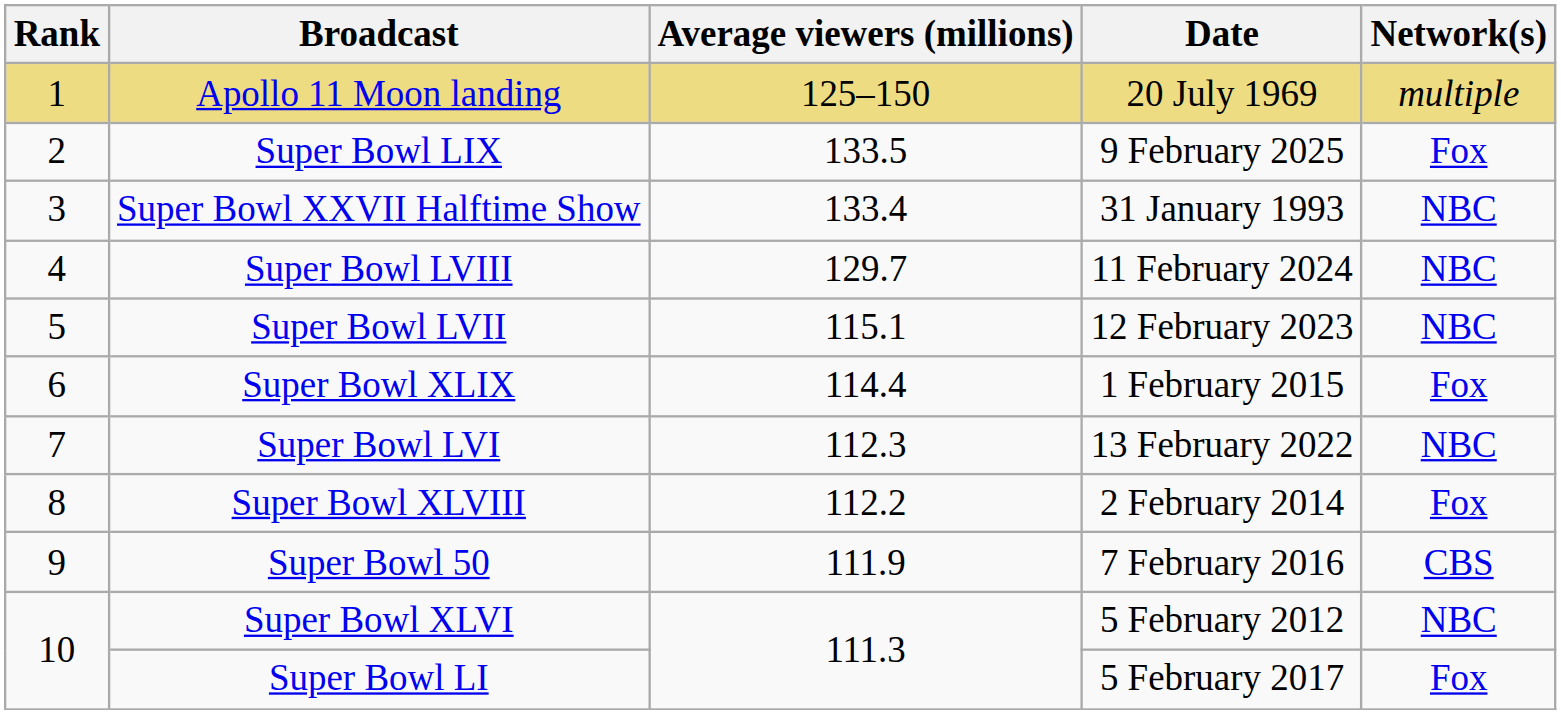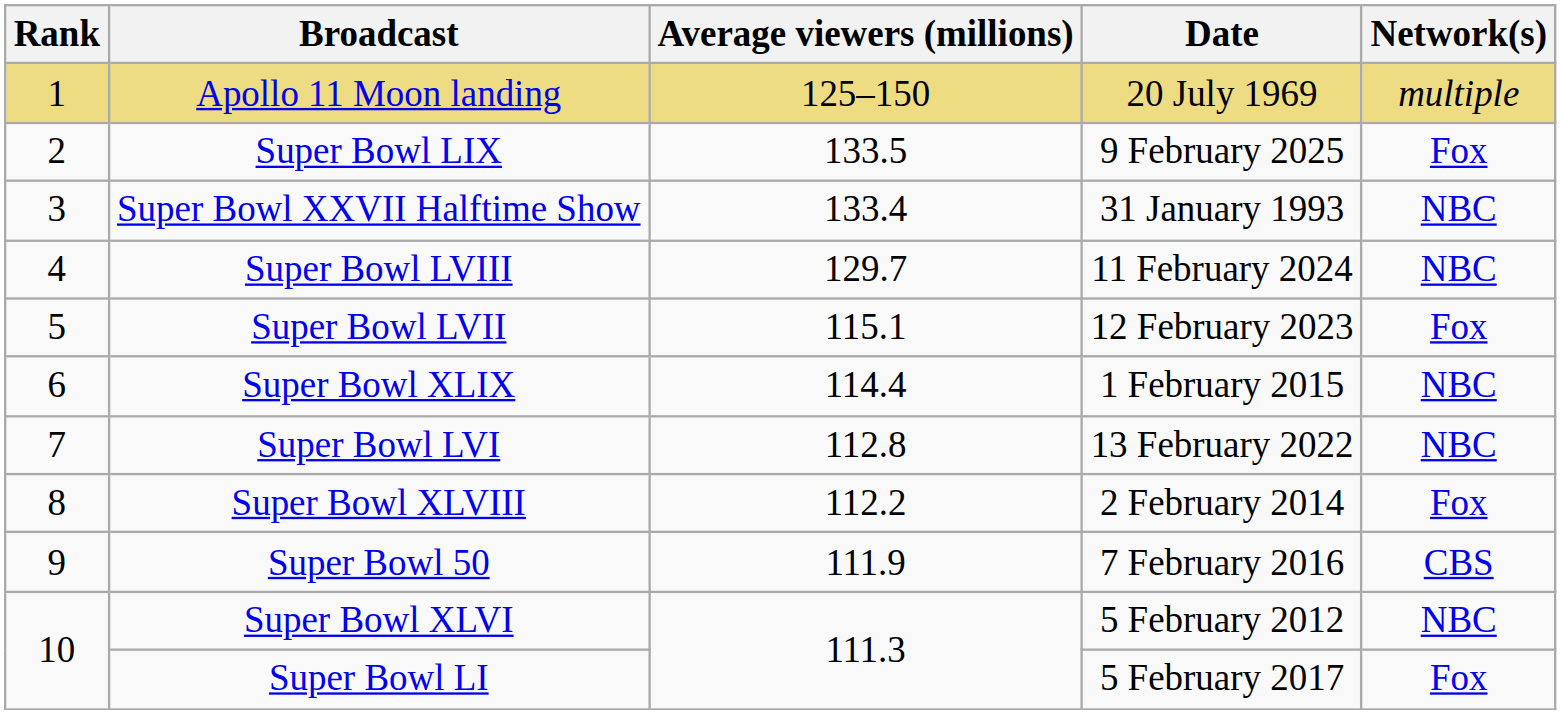(1459, 326) NBC -> (1459, 326) Fox
(1459, 385) Fox -> (1459, 385) NBC
(866, 444) 112.3 -> (866, 444) 112.8
